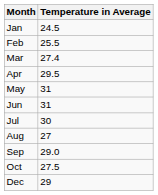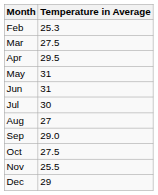- row: (14, 27)
(50, 43) 25.5 -> (50, 27) 25.3
(50, 58) 27.4 -> (50, 43) 27.5
+ row: (15, 167)
